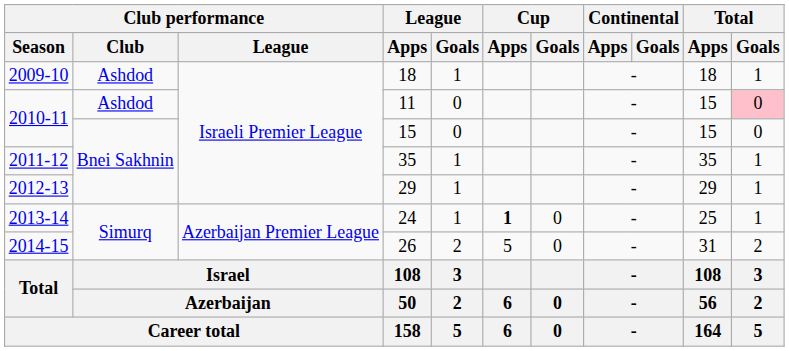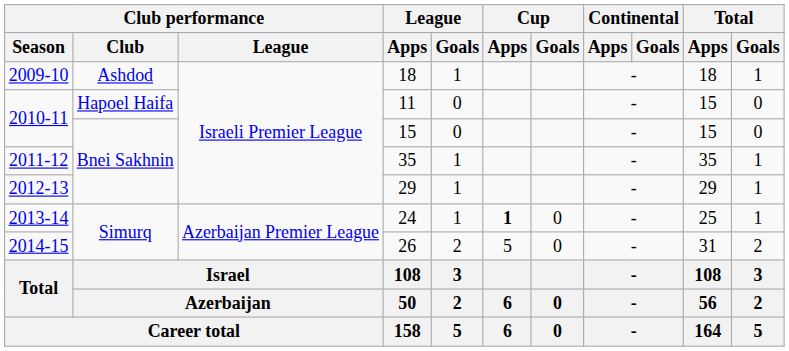(125, 103) Ashdod -> (125, 103) Hapoel Haifa
(758, 103) pink background -> (758, 103) no background
